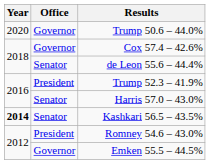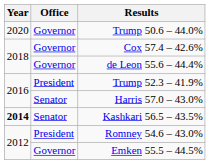(50, 64) Senator -> (54, 64) Governor
